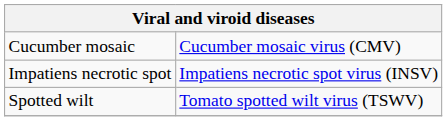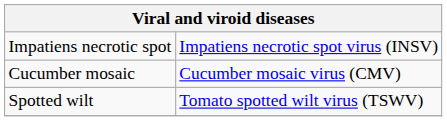rows swapped: (72, 45) <-> (90, 73)
